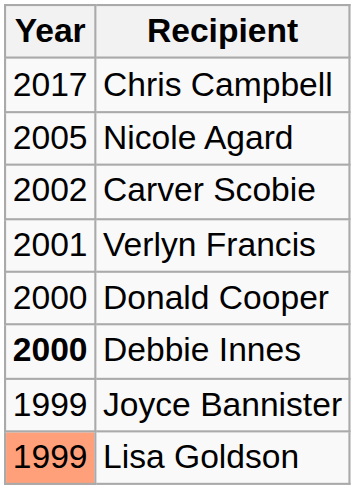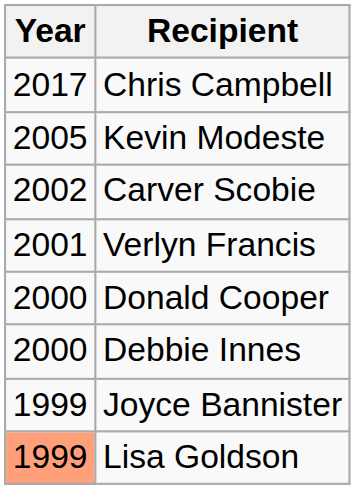+ row: (214, 137)
- row: (198, 137)
(50, 350) bold -> (50, 350) normal
